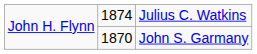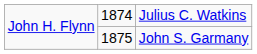(117, 37) 1870 -> (117, 37) 1875
